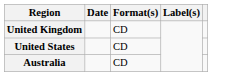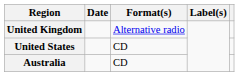(120, 29) CD -> (149, 29) Alternative radio
